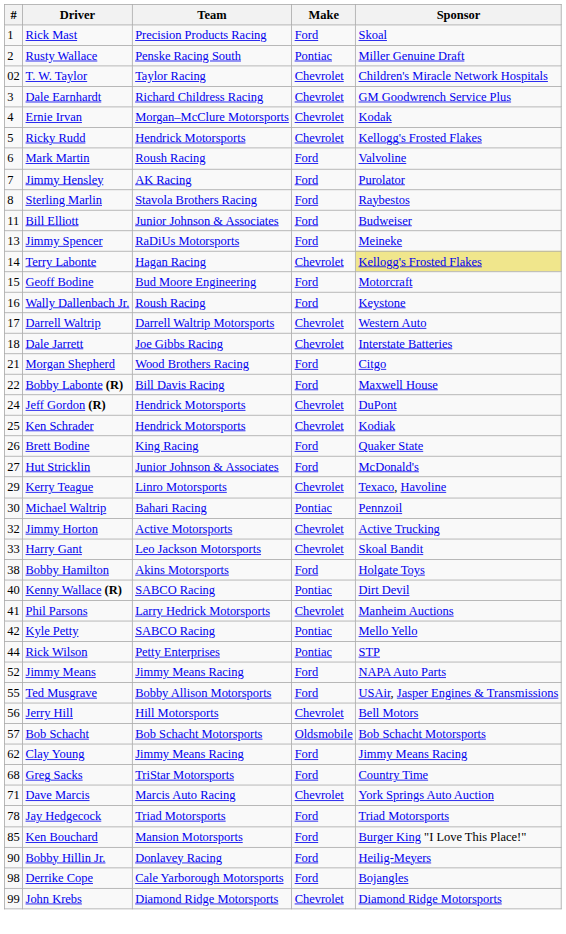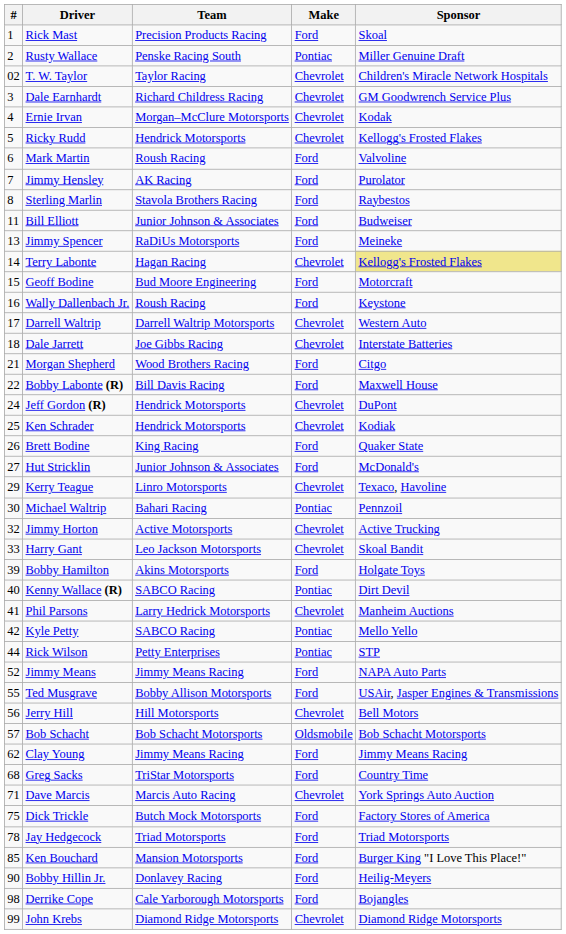(14, 569) 38 -> (14, 569) 39
+ row: (57, 816)
